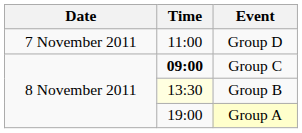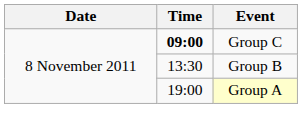- row: (255, 41)
(185, 90) lightyellow background -> (185, 66) no background
